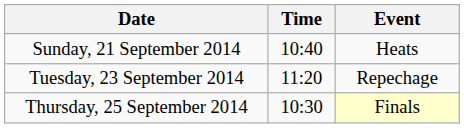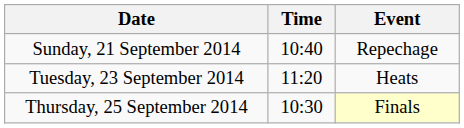(397, 48) Heats -> (397, 48) Repechage
(397, 78) Repechage -> (397, 78) Heats
